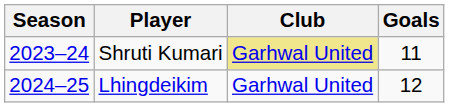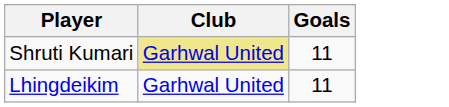- column: (49, 20)
(411, 85) 12 -> (322, 85) 11
